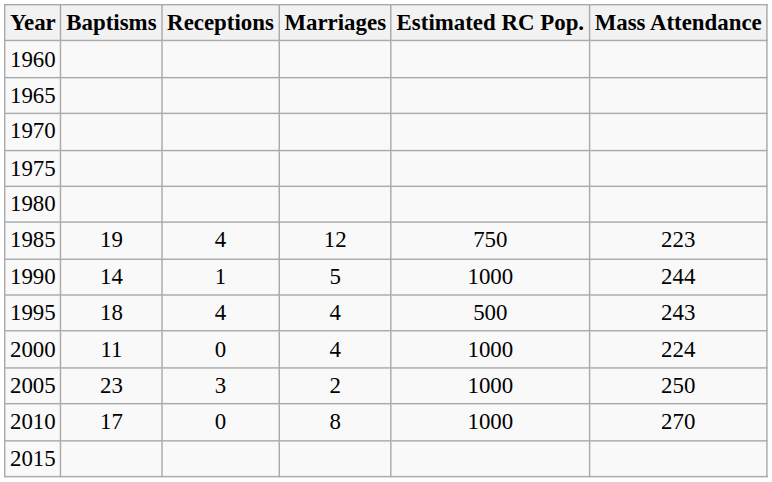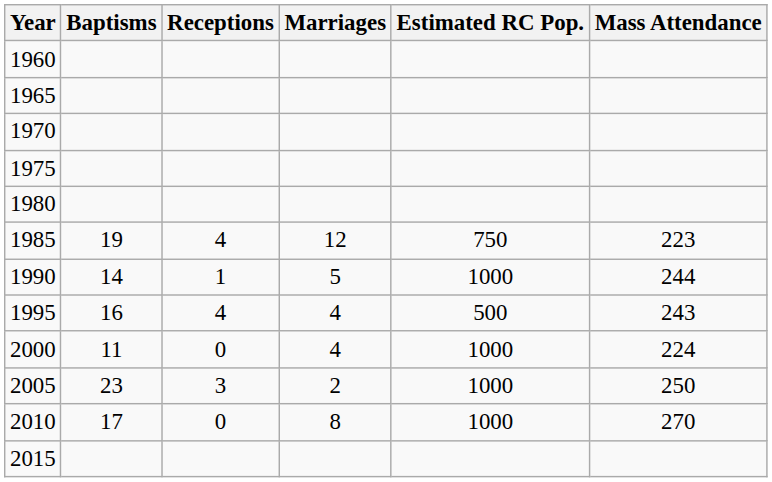(111, 312) 18 -> (111, 312) 16
